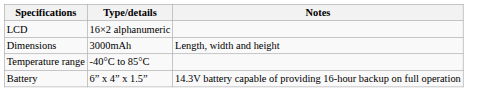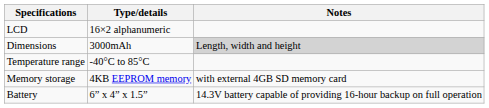(227, 45) no background -> (248, 45) lightgrey background
+ row: (41, 78)
